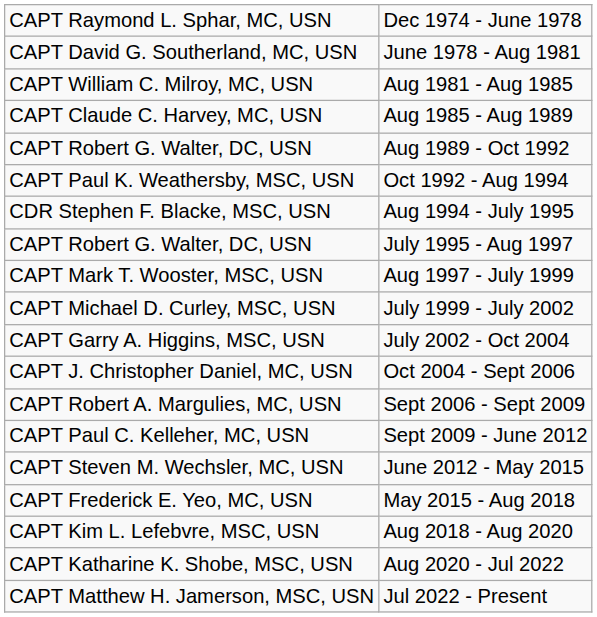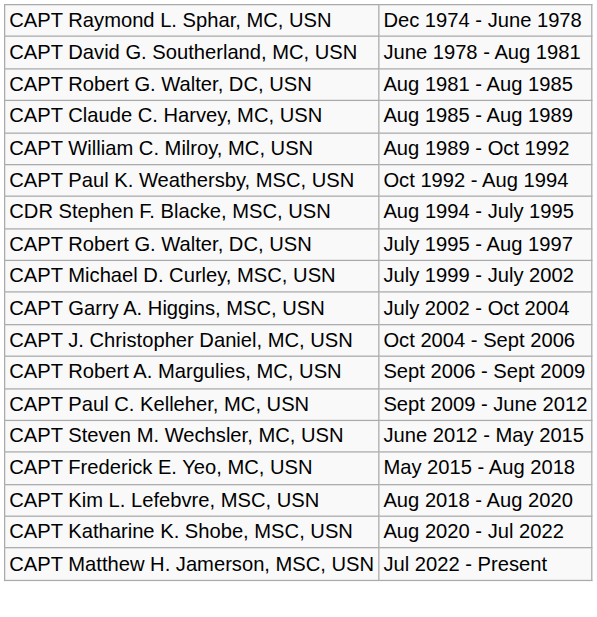(161, 84) CAPT William C. Milroy, MC, USN -> (161, 84) CAPT Robert G. Walter, DC, USN
(161, 148) CAPT Robert G. Walter, DC, USN -> (161, 148) CAPT William C. Milroy, MC, USN
- row: (479, 276)
